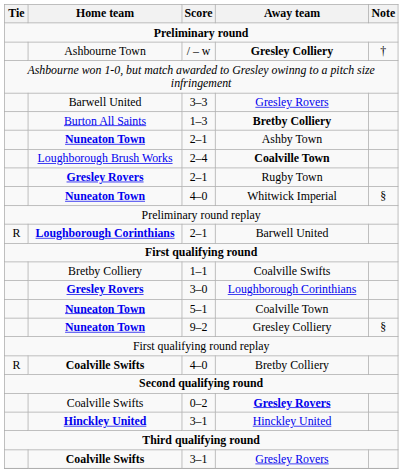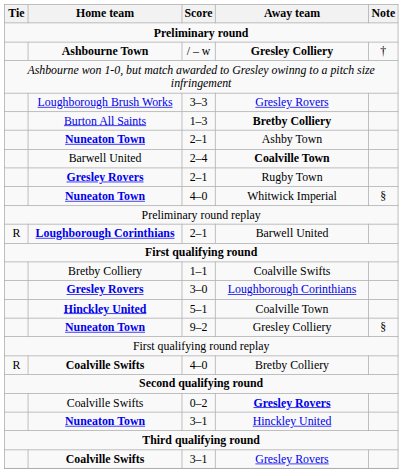(105, 51) normal -> (105, 51) bold
(105, 102) Barwell United -> (105, 102) Loughborough Brush Works
(105, 158) Loughborough Brush Works -> (105, 158) Barwell United
(105, 308) Nuneaton Town -> (105, 308) Hinckley United
(105, 421) Hinckley United -> (105, 421) Nuneaton Town
